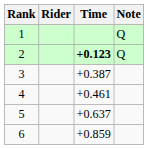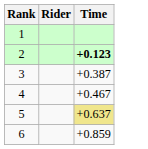- column: (129, 14)
(94, 94) +0.461 -> (94, 94) +0.467
(94, 114) no background -> (94, 114) khaki background
